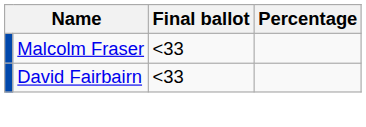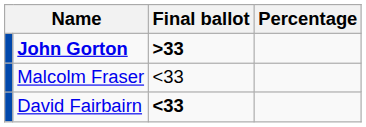+ row: (72, 48)
(168, 77) normal -> (168, 106) bold
